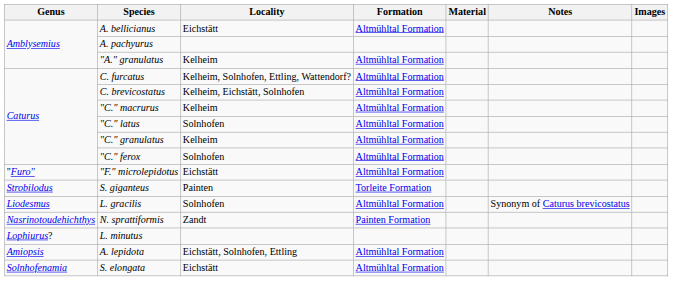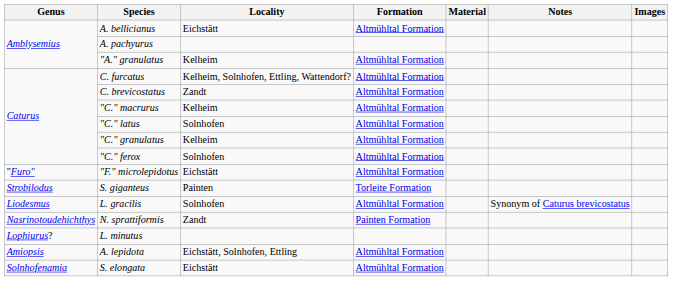(244, 92) Kelheim, Eichstätt, Solnhofen -> (195, 92) Zandt
